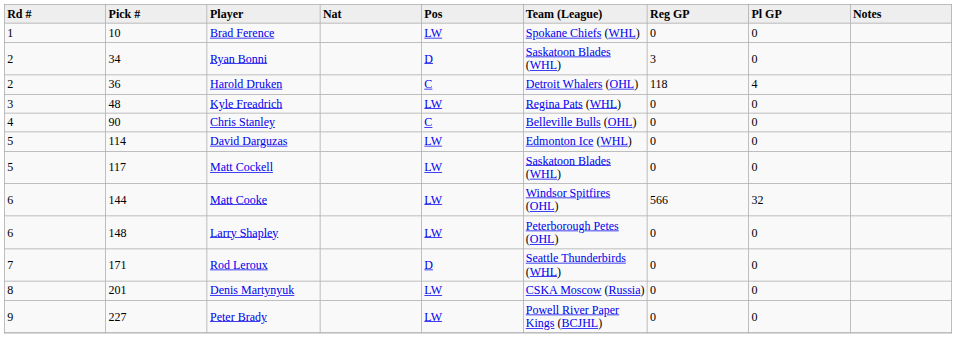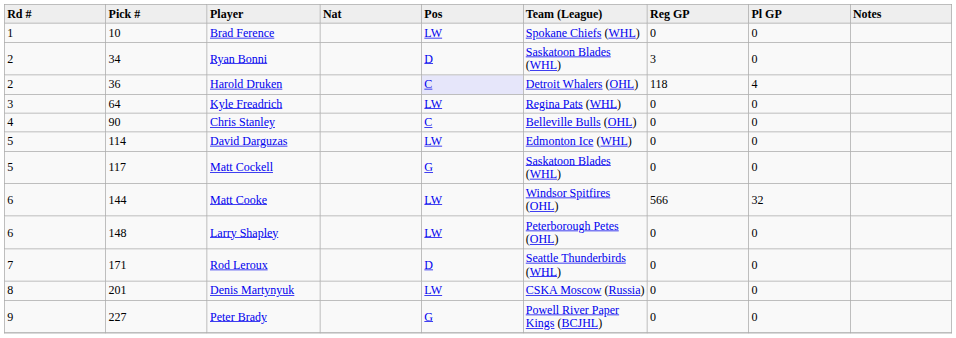(428, 84) no background -> (428, 84) lavender background
(115, 103) 48 -> (115, 103) 64
(433, 167) LW -> (429, 167) G
(433, 316) LW -> (429, 316) G
